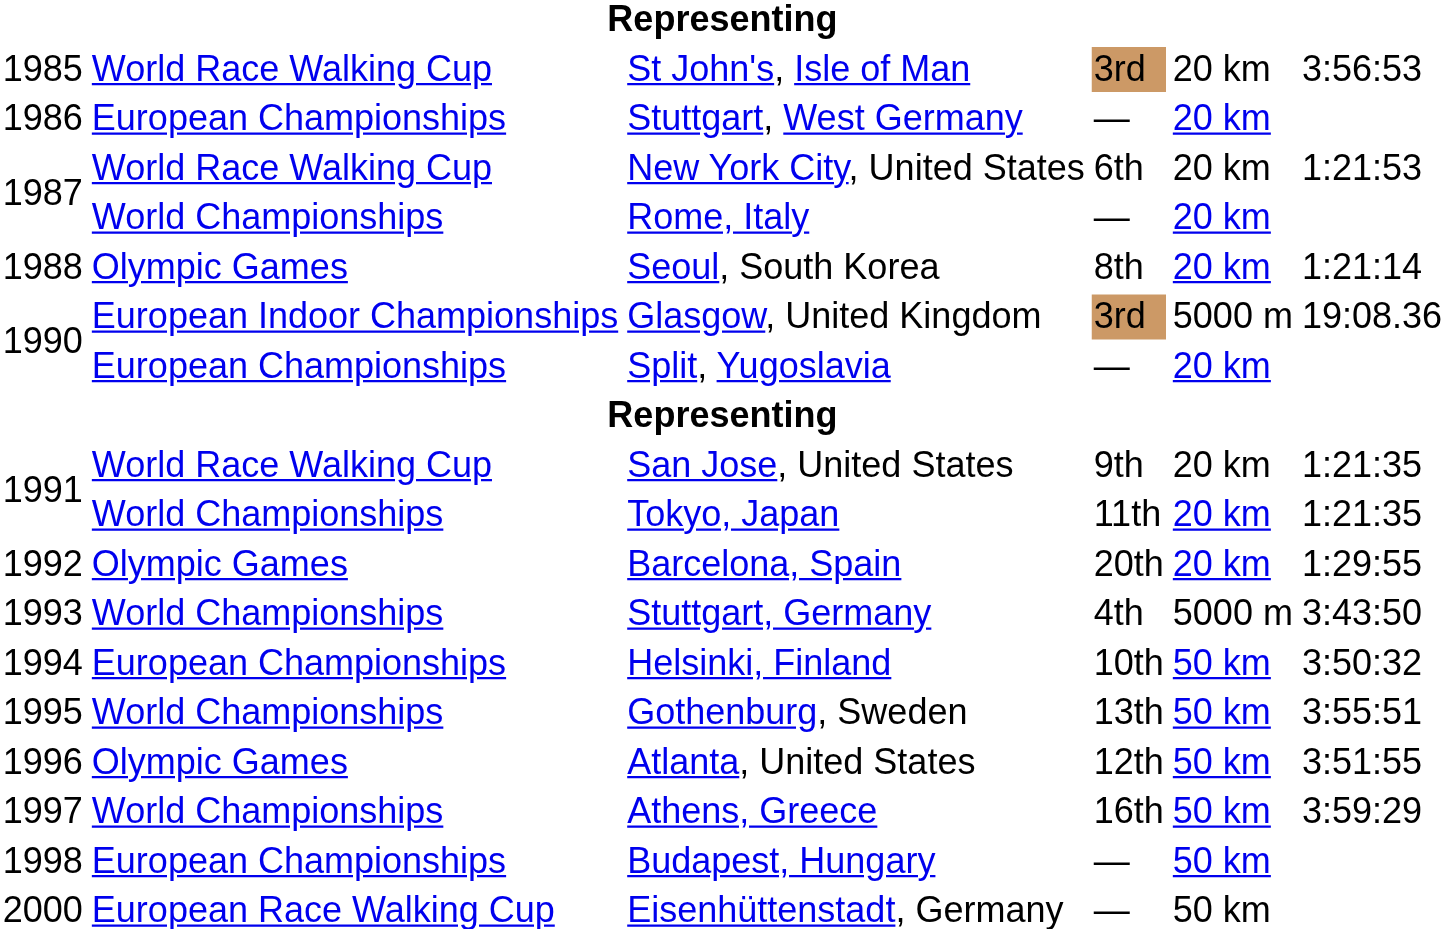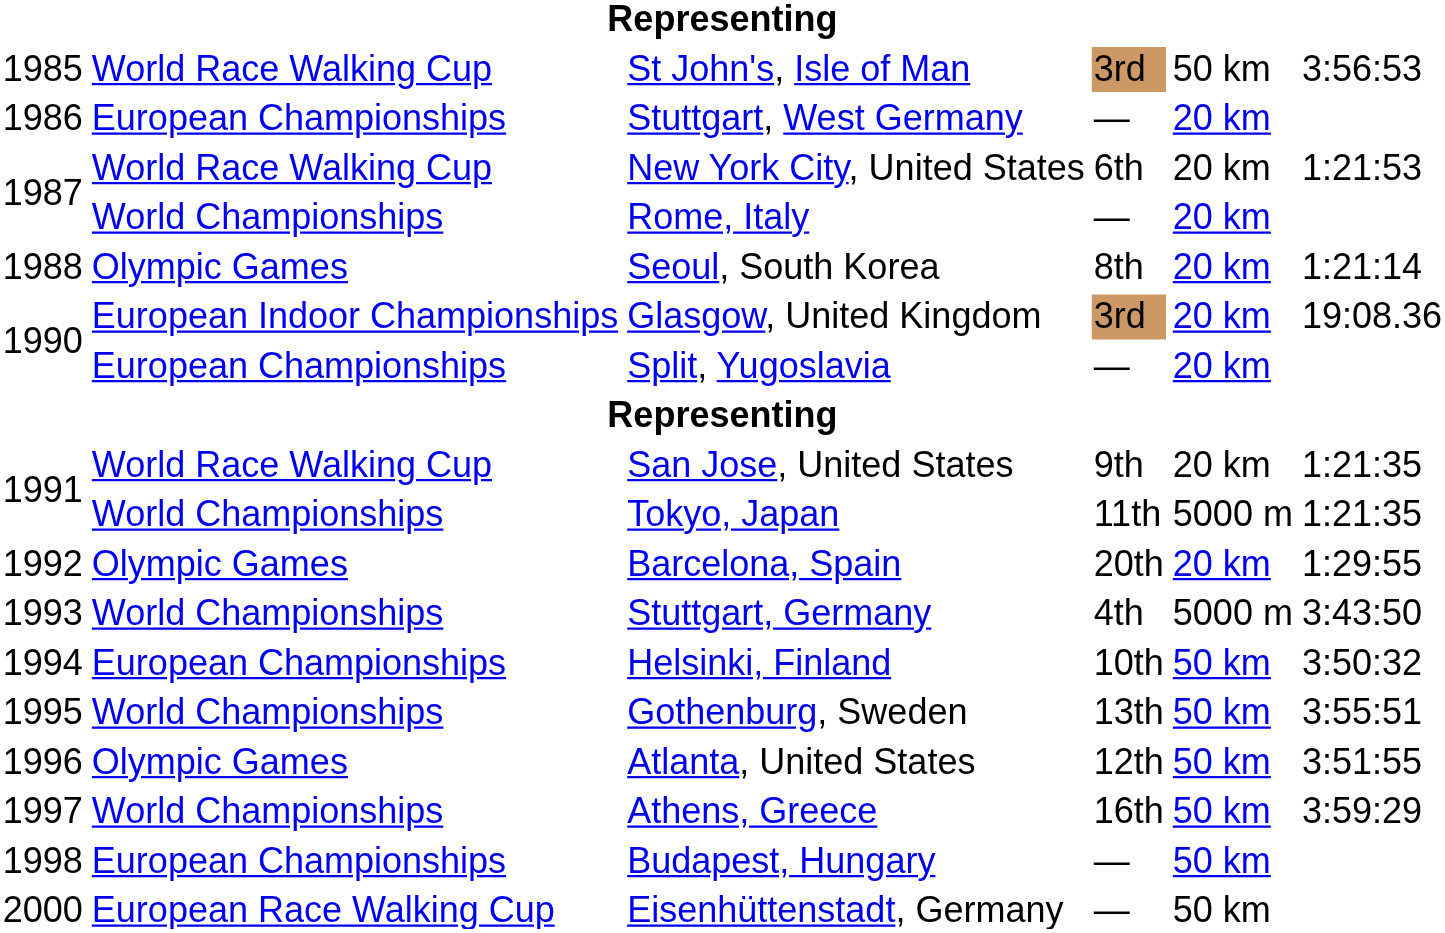(1222, 68) 20 km -> (1222, 68) 50 km
(1233, 316) 5000 m -> (1222, 316) 20 km
(1222, 514) 20 km -> (1233, 514) 5000 m
